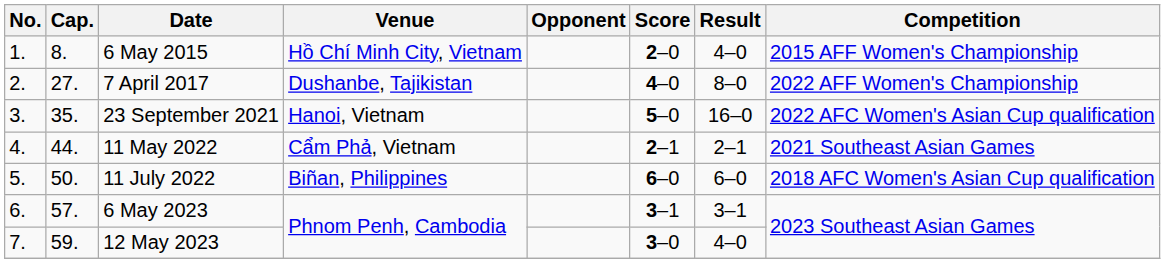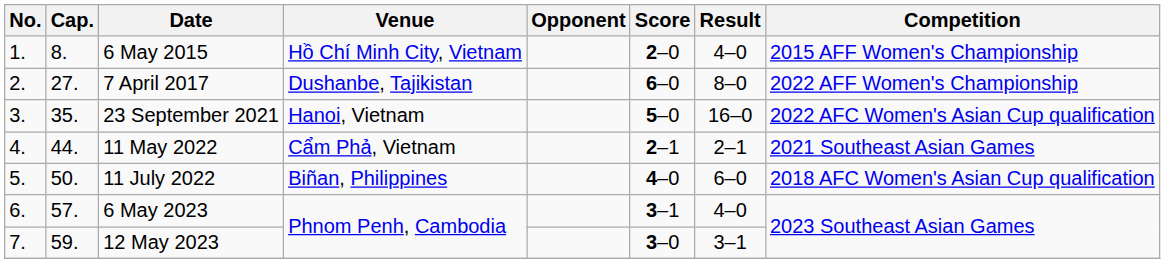(663, 83) 4–0 -> (663, 83) 6–0
(663, 178) 6–0 -> (663, 178) 4–0
(730, 210) 3–1 -> (730, 210) 4–0
(730, 242) 4–0 -> (730, 242) 3–1
